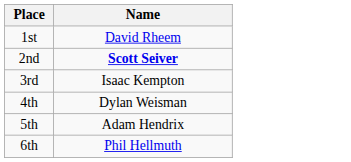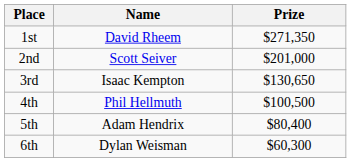+ column: (289, 15)
(143, 59) bold -> (143, 59) normal
(143, 102) Dylan Weisman -> (143, 102) Phil Hellmuth
(143, 146) Phil Hellmuth -> (143, 146) Dylan Weisman
